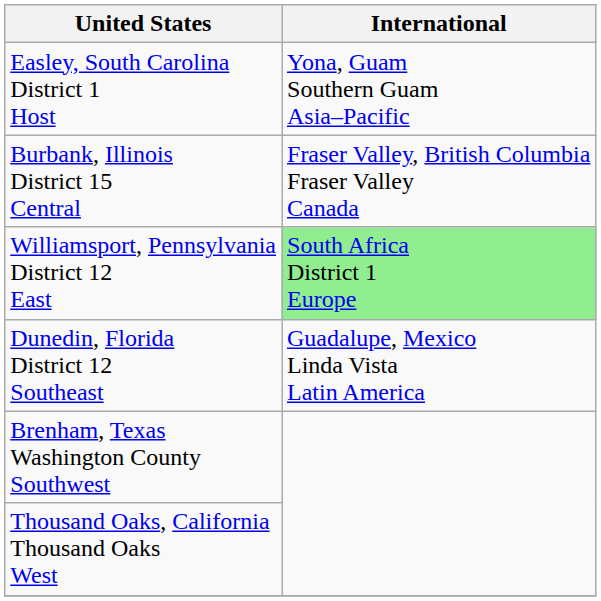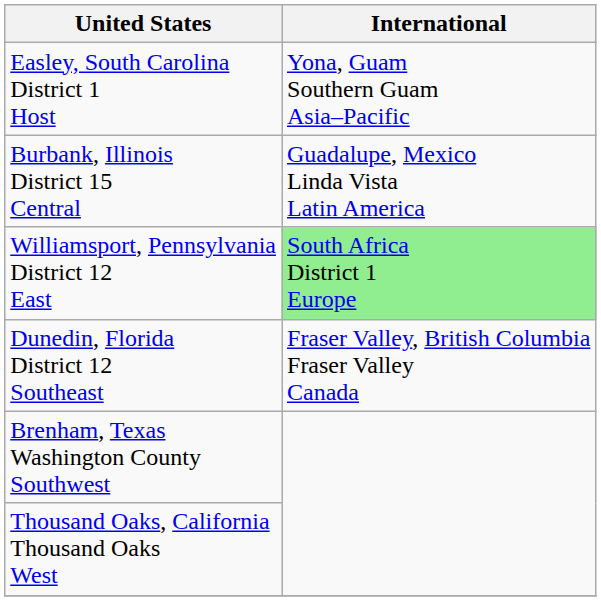(439, 180) Fraser Valley, British Columbia Fraser Valley Canada -> (382, 180) Guadalupe, Mexico Linda Vista Latin America
(382, 364) Guadalupe, Mexico Linda Vista Latin America -> (439, 364) Fraser Valley, British Columbia Fraser Valley Canada
